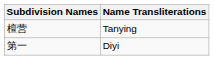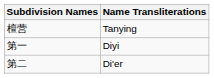+ row: (17, 63)
